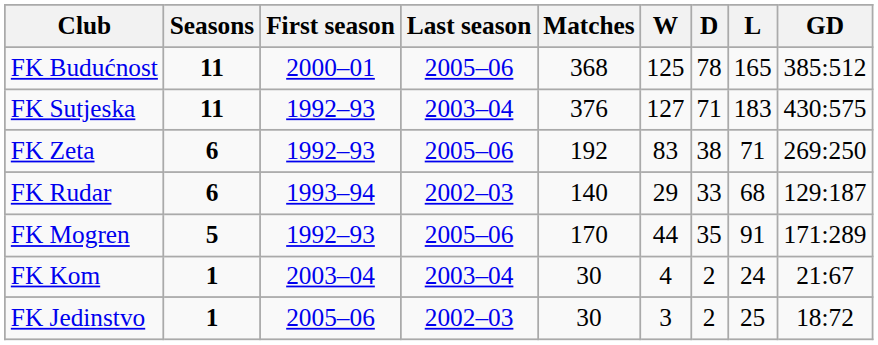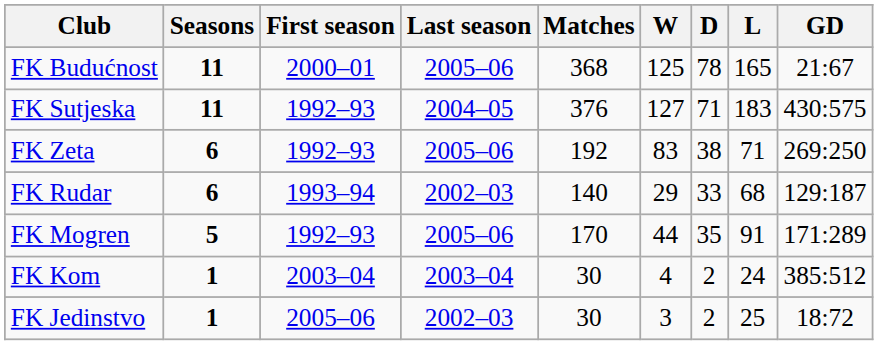(825, 67) 385:512 -> (825, 67) 21:67
(469, 109) 2003–04 -> (469, 109) 2004–05
(825, 276) 21:67 -> (825, 276) 385:512
